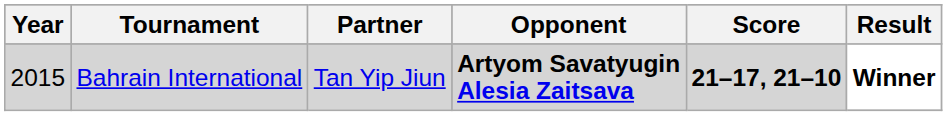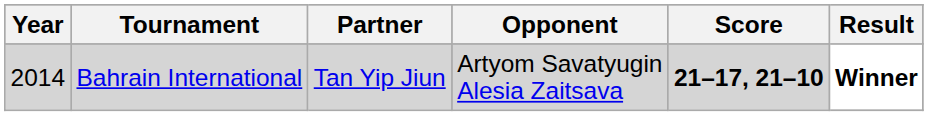(38, 77) 2015 -> (38, 77) 2014
(569, 77) bold -> (560, 77) normal
